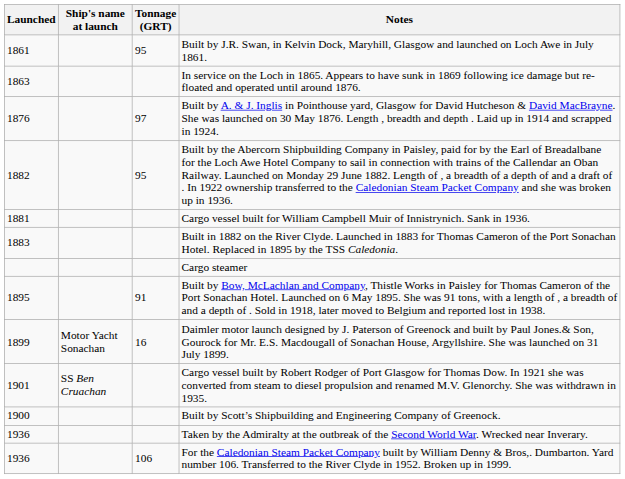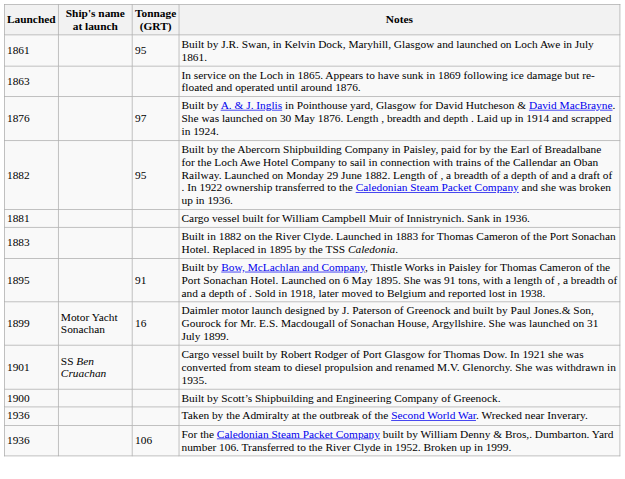- row: (214, 267)
